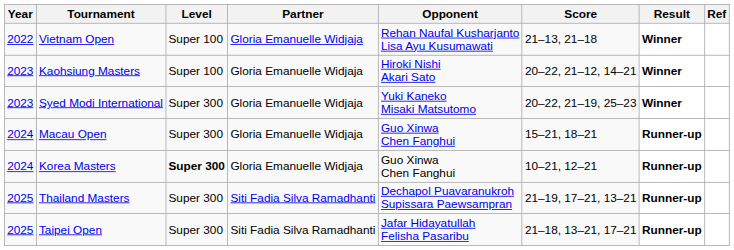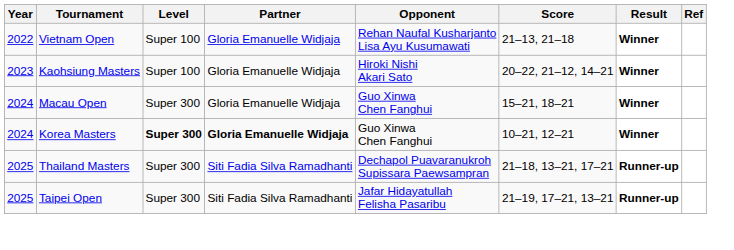- row: (101, 103)
(672, 135) Runner-up -> (639, 103) Winner
(297, 166) normal -> (278, 135) bold
(672, 166) Runner-up -> (639, 135) Winner
(581, 198) 21–19, 17–21, 13–21 -> (558, 166) 21–18, 13–21, 17–21
(581, 230) 21–18, 13–21, 17–21 -> (558, 198) 21–19, 17–21, 13–21
